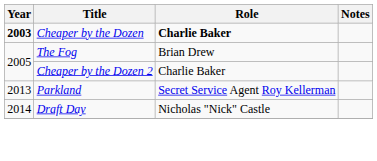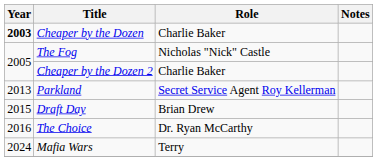(195, 33) bold -> (192, 33) normal
(186, 52) Brian Drew -> (214, 52) Nicholas "Nick" Castle
(19, 109) 2014 -> (19, 109) 2015
(214, 109) Nicholas "Nick" Castle -> (186, 109) Brian Drew
+ row: (64, 128)
+ row: (65, 147)
